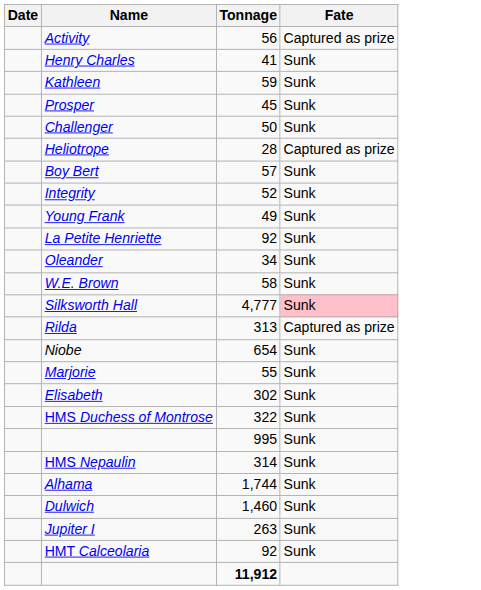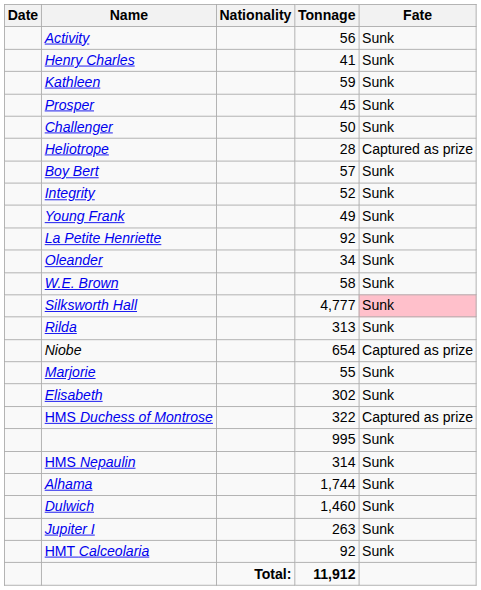+ column: (255, 15)
(339, 37) Captured as prize -> (378, 37) Sunk
(339, 328) Captured as prize -> (378, 328) Sunk
(300, 350) Sunk -> (418, 350) Captured as prize
(300, 417) Sunk -> (418, 417) Captured as prize
